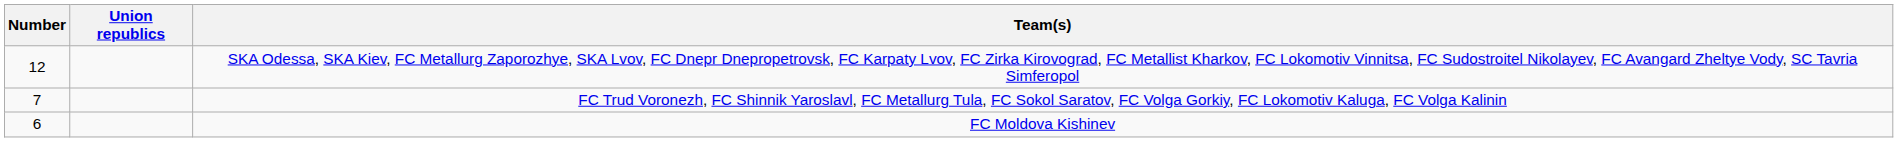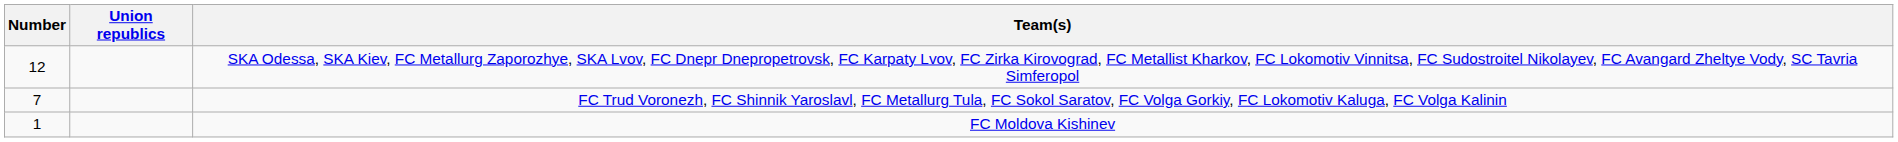(37, 124) 6 -> (37, 124) 1
